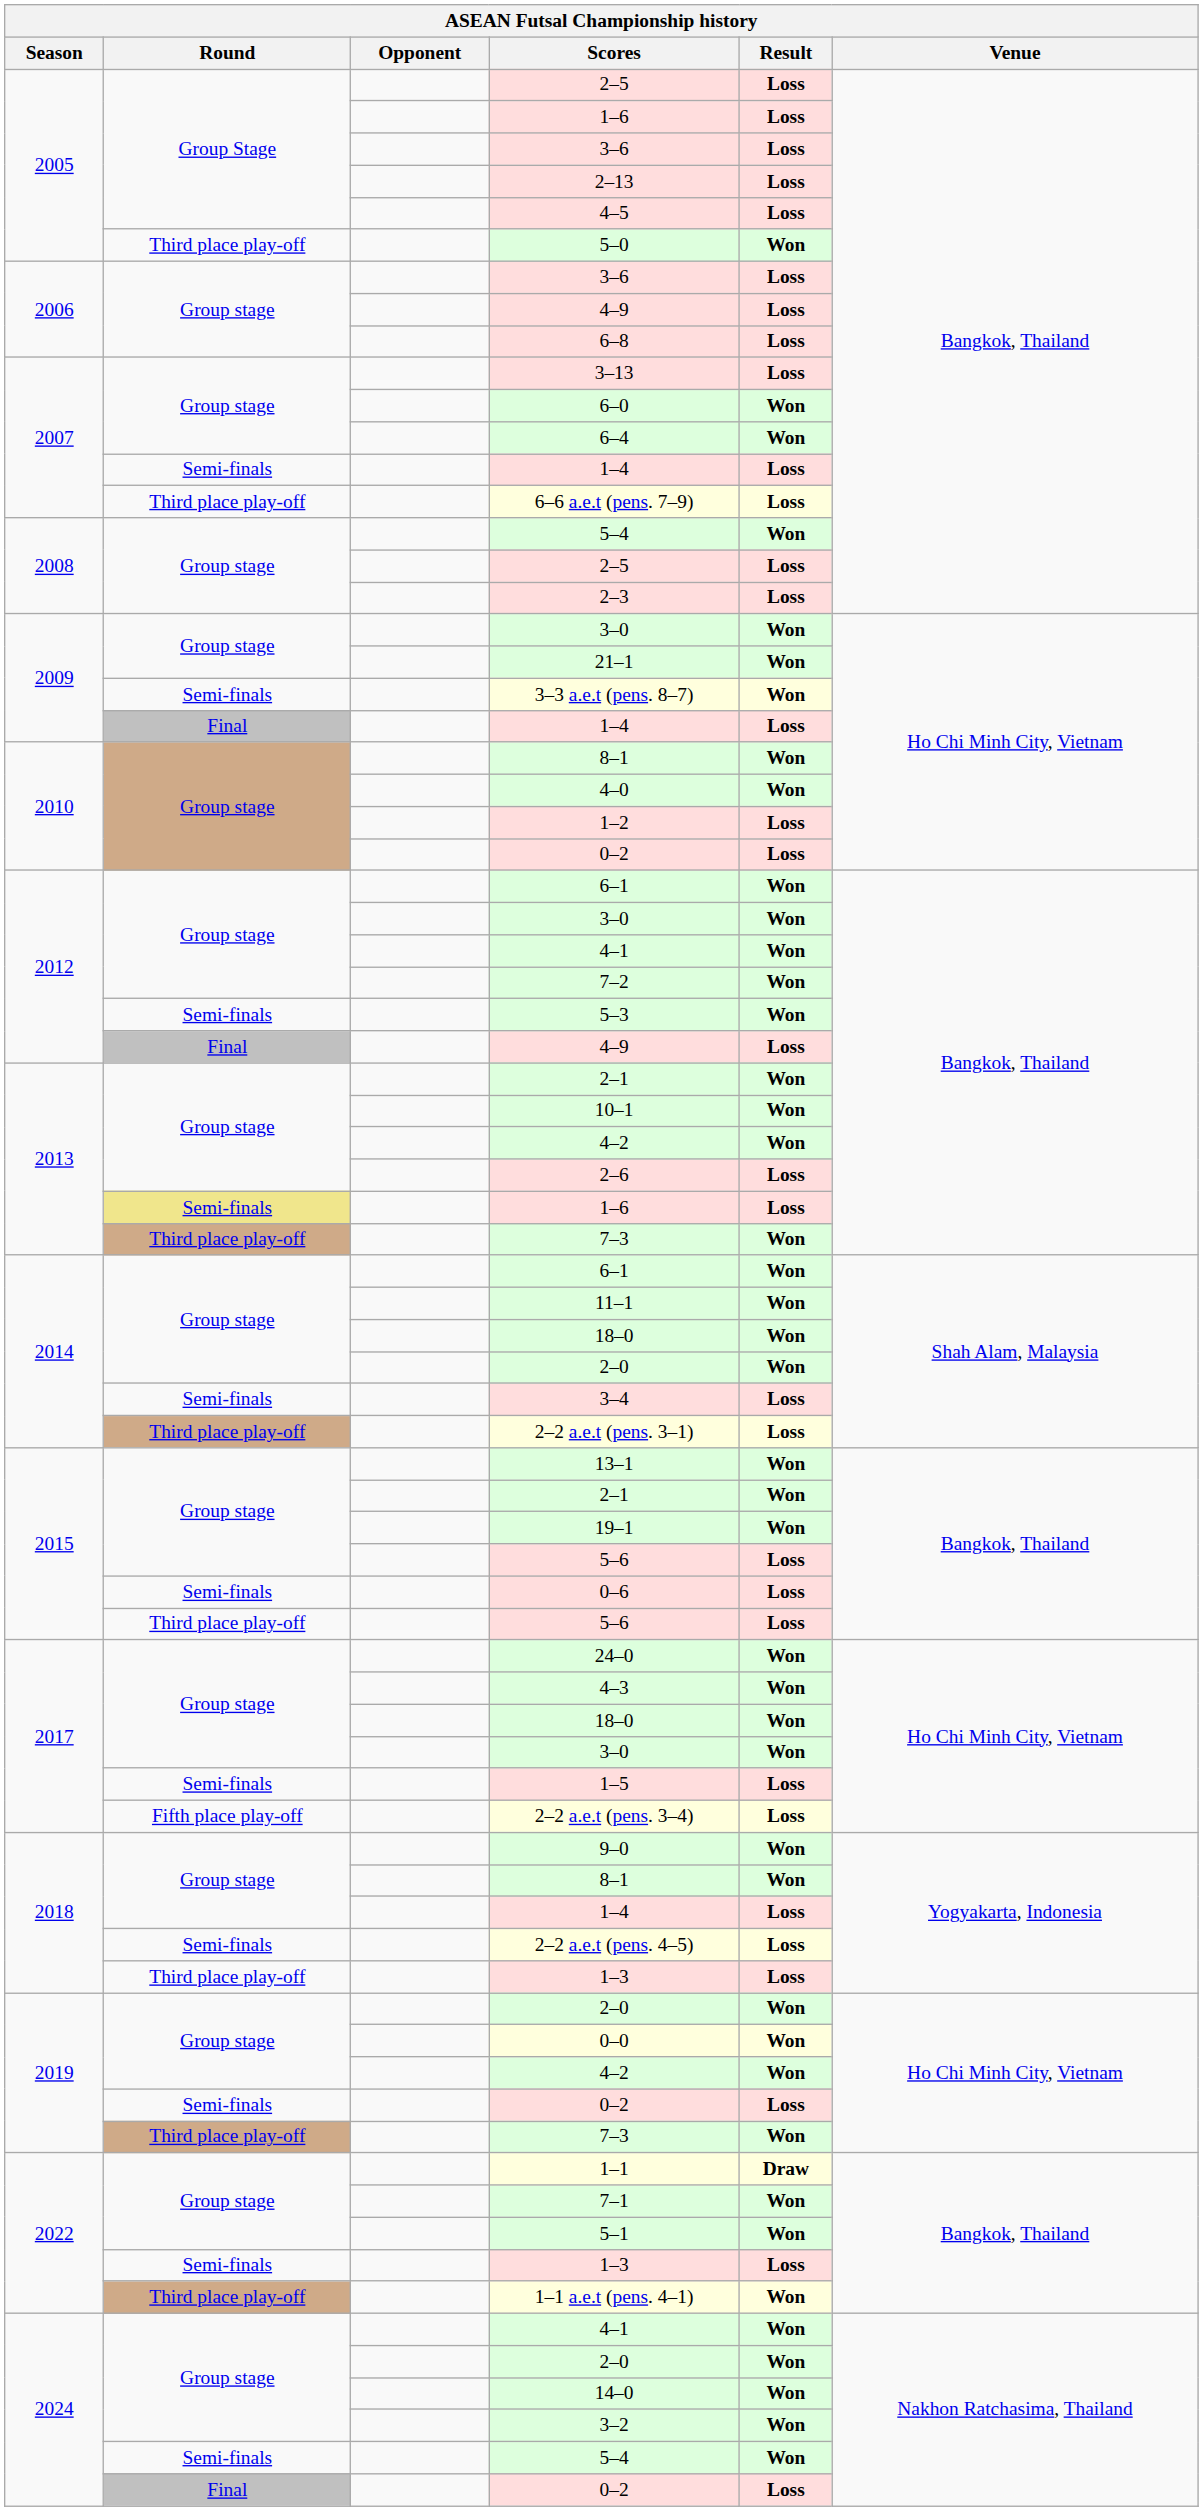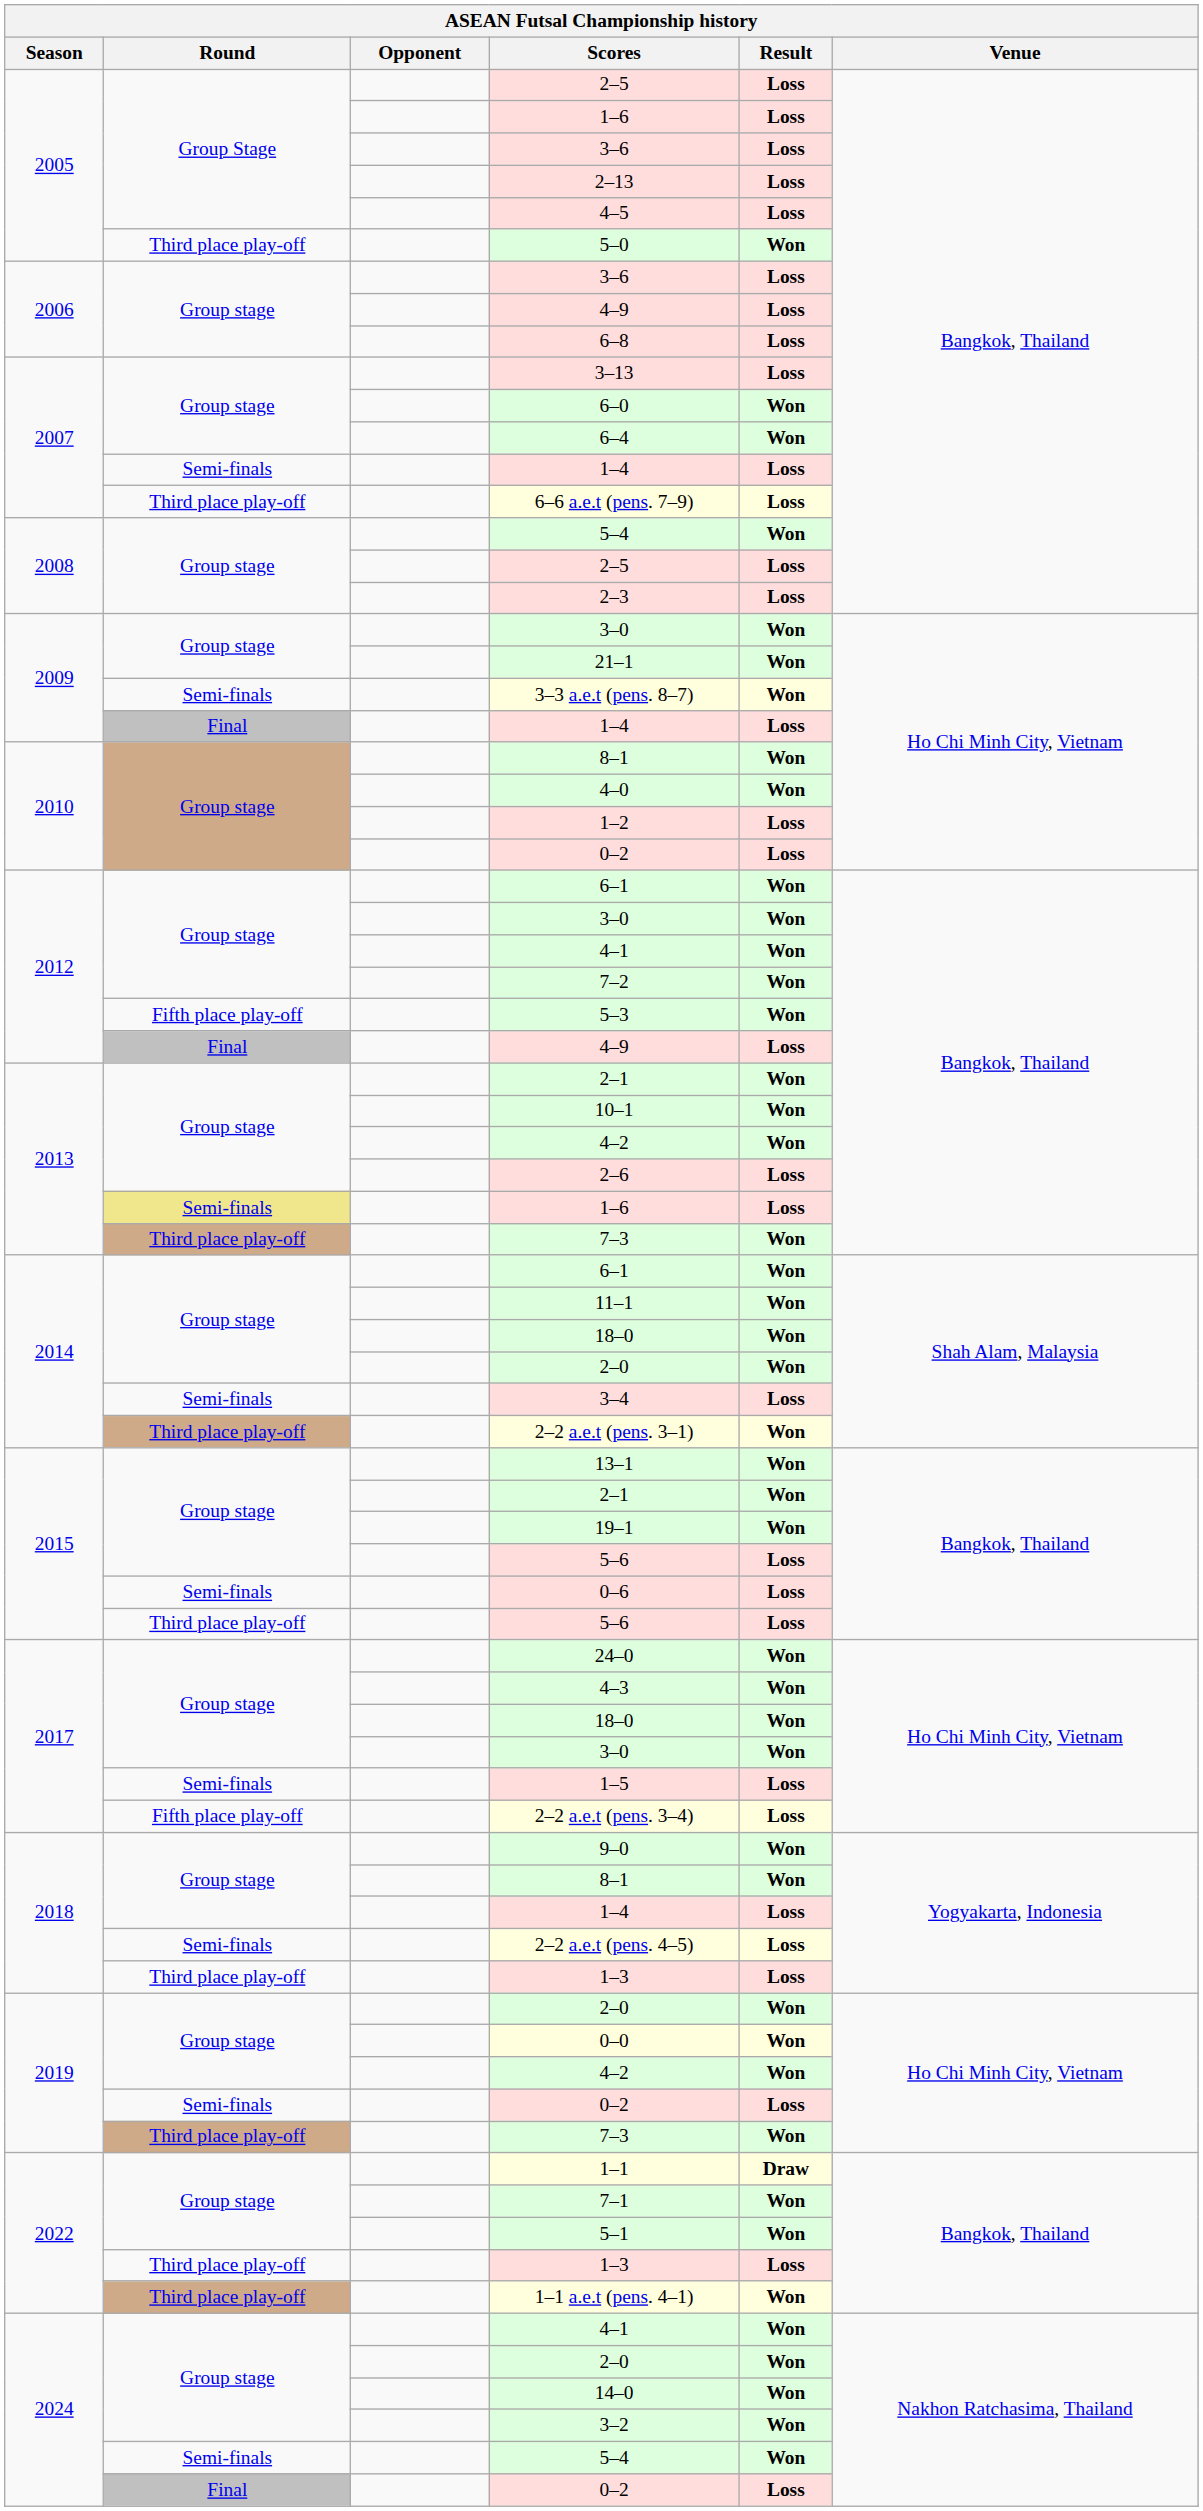(227, 1014) Semi-finals -> (227, 1014) Fifth place play-off
(786, 1431) Loss -> (786, 1431) Won
(227, 2265) Semi-finals -> (227, 2265) Third place play-off
